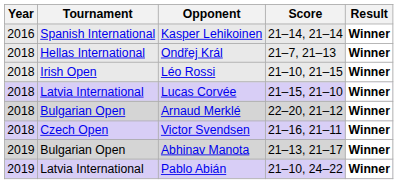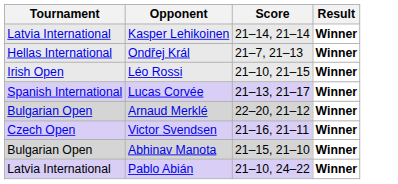- column: (21, 14)
(98, 34) Spanish International -> (59, 34) Latvia International
(92, 92) Latvia International -> (65, 92) Spanish International
(305, 92) 21–15, 21–10 -> (272, 92) 21–13, 21–17
(305, 150) 21–13, 21–17 -> (272, 150) 21–15, 21–10
